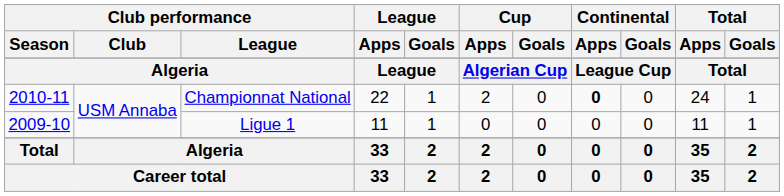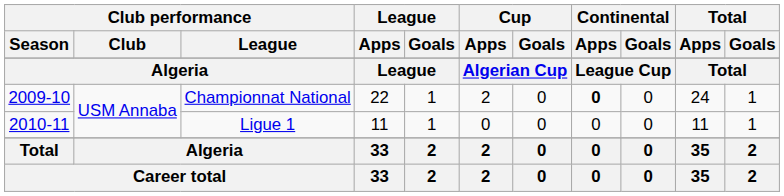(39, 97) 2010-11 -> (39, 97) 2009-10
(39, 124) 2009-10 -> (39, 124) 2010-11
